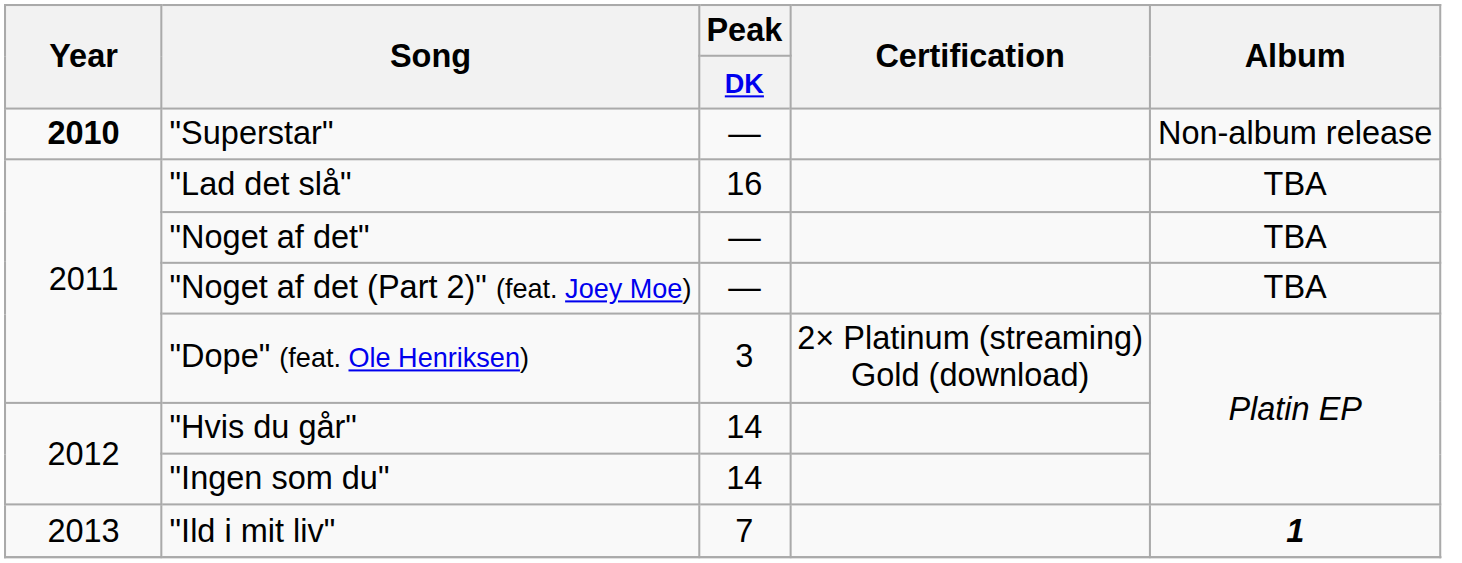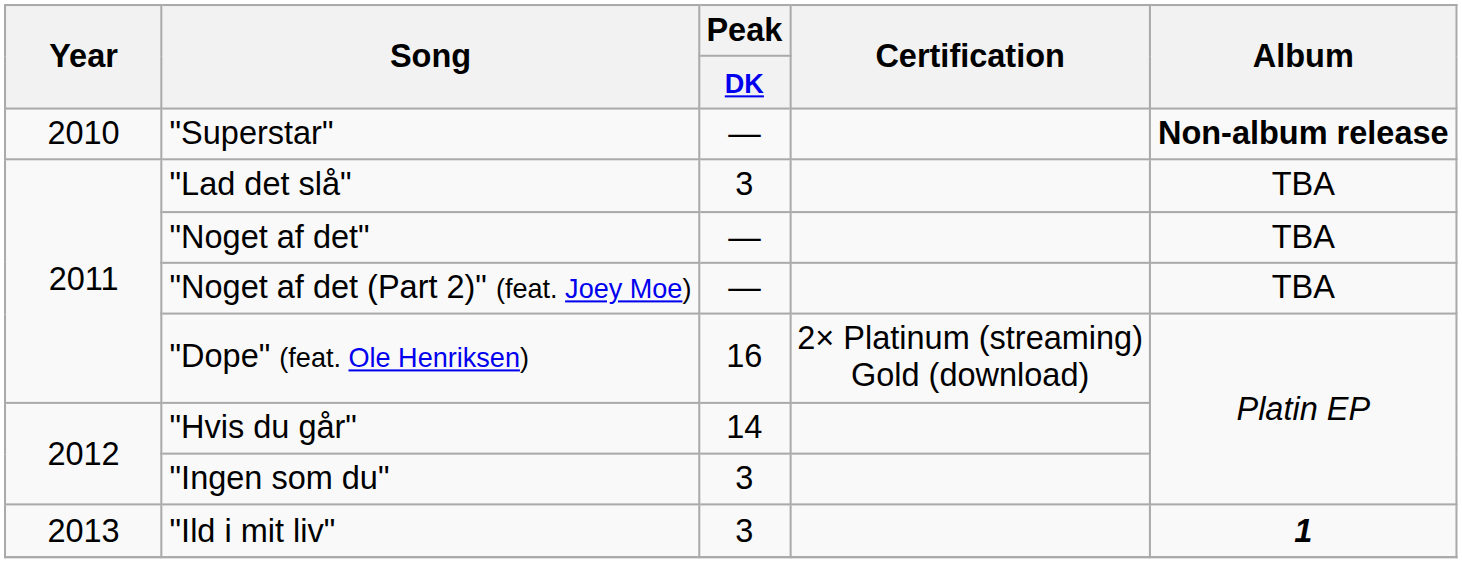(84, 133) bold -> (84, 133) normal
(1295, 133) normal -> (1303, 133) bold
(744, 184) 16 -> (744, 184) 3
(744, 357) 3 -> (744, 357) 16
(744, 478) 14 -> (744, 478) 3
(744, 530) 7 -> (744, 530) 3
